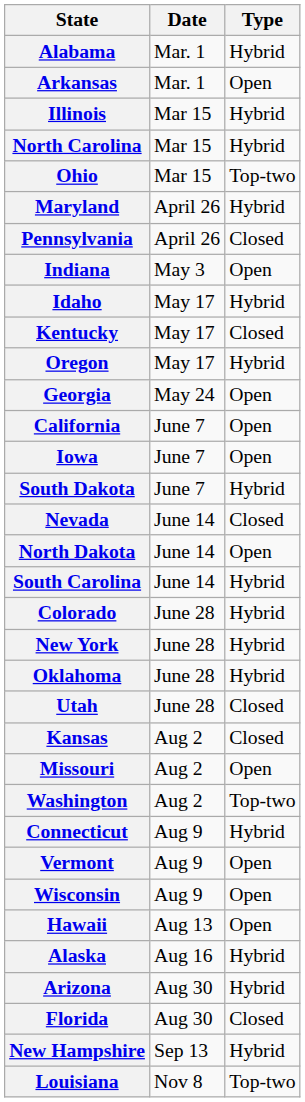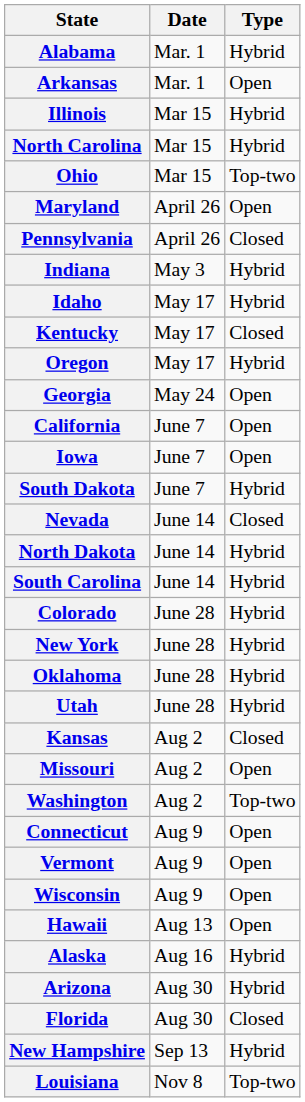(257, 207) Hybrid -> (251, 207) Open
(251, 269) Open -> (257, 269) Hybrid
(251, 550) Open -> (257, 550) Hybrid
(257, 706) Closed -> (257, 706) Hybrid
(257, 831) Hybrid -> (251, 831) Open
